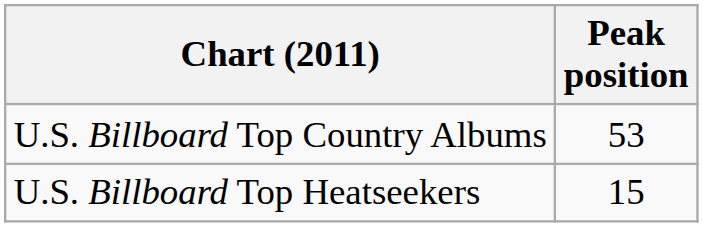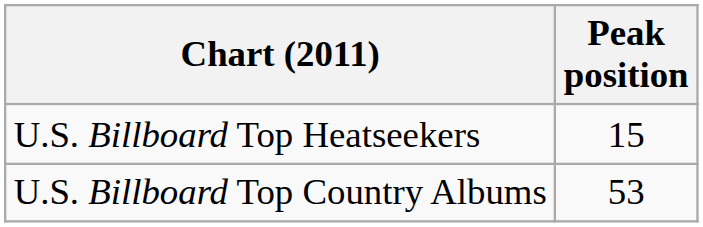rows swapped: (280, 133) <-> (247, 191)
